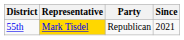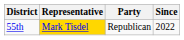(165, 27) 2021 -> (165, 27) 2022
